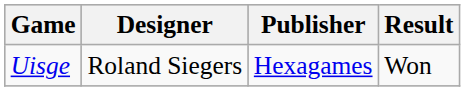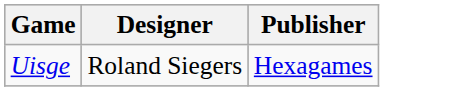- column: (419, 24)
